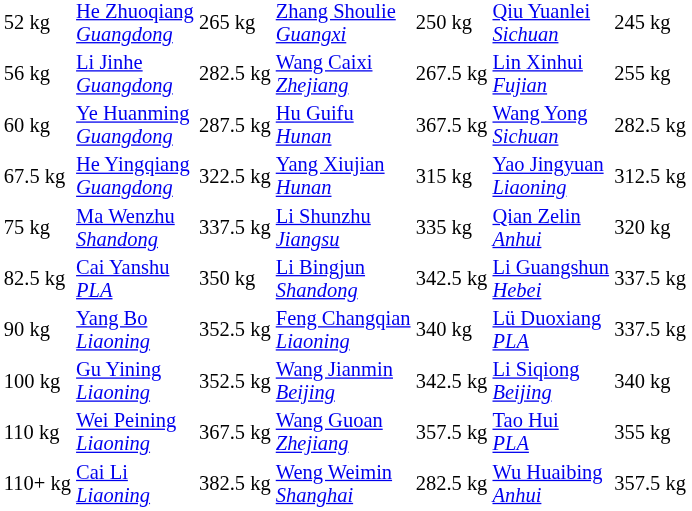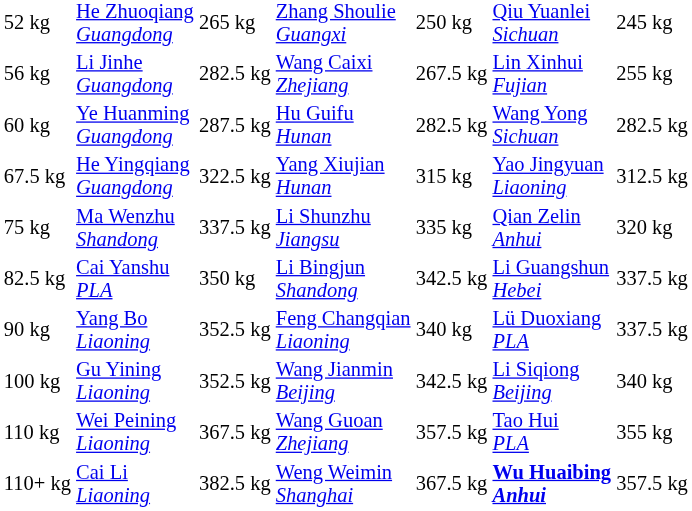(452, 125) 367.5 kg -> (452, 125) 282.5 kg
(452, 483) 282.5 kg -> (452, 483) 367.5 kg
(548, 483) normal -> (552, 483) bold
